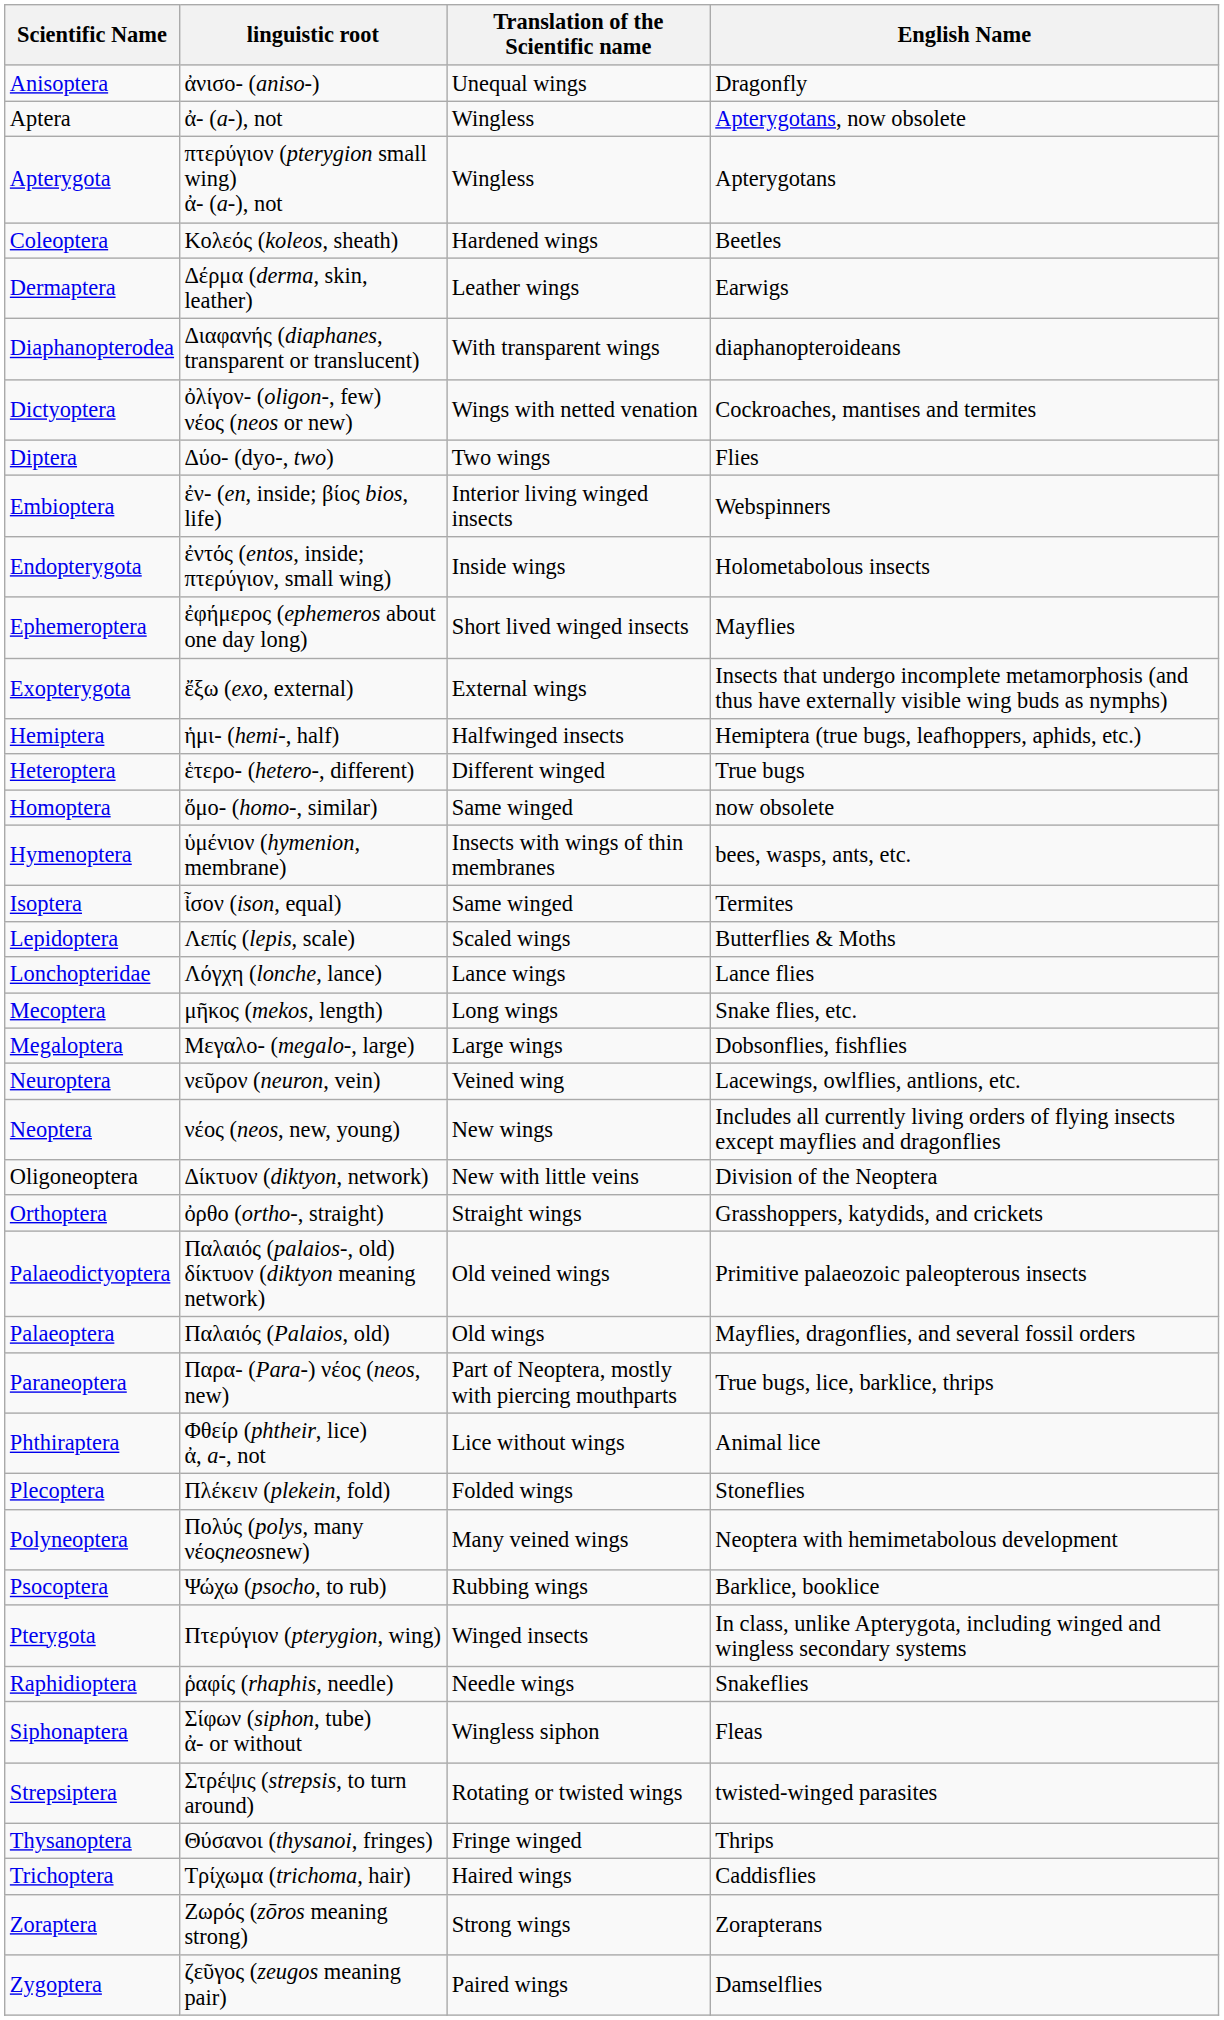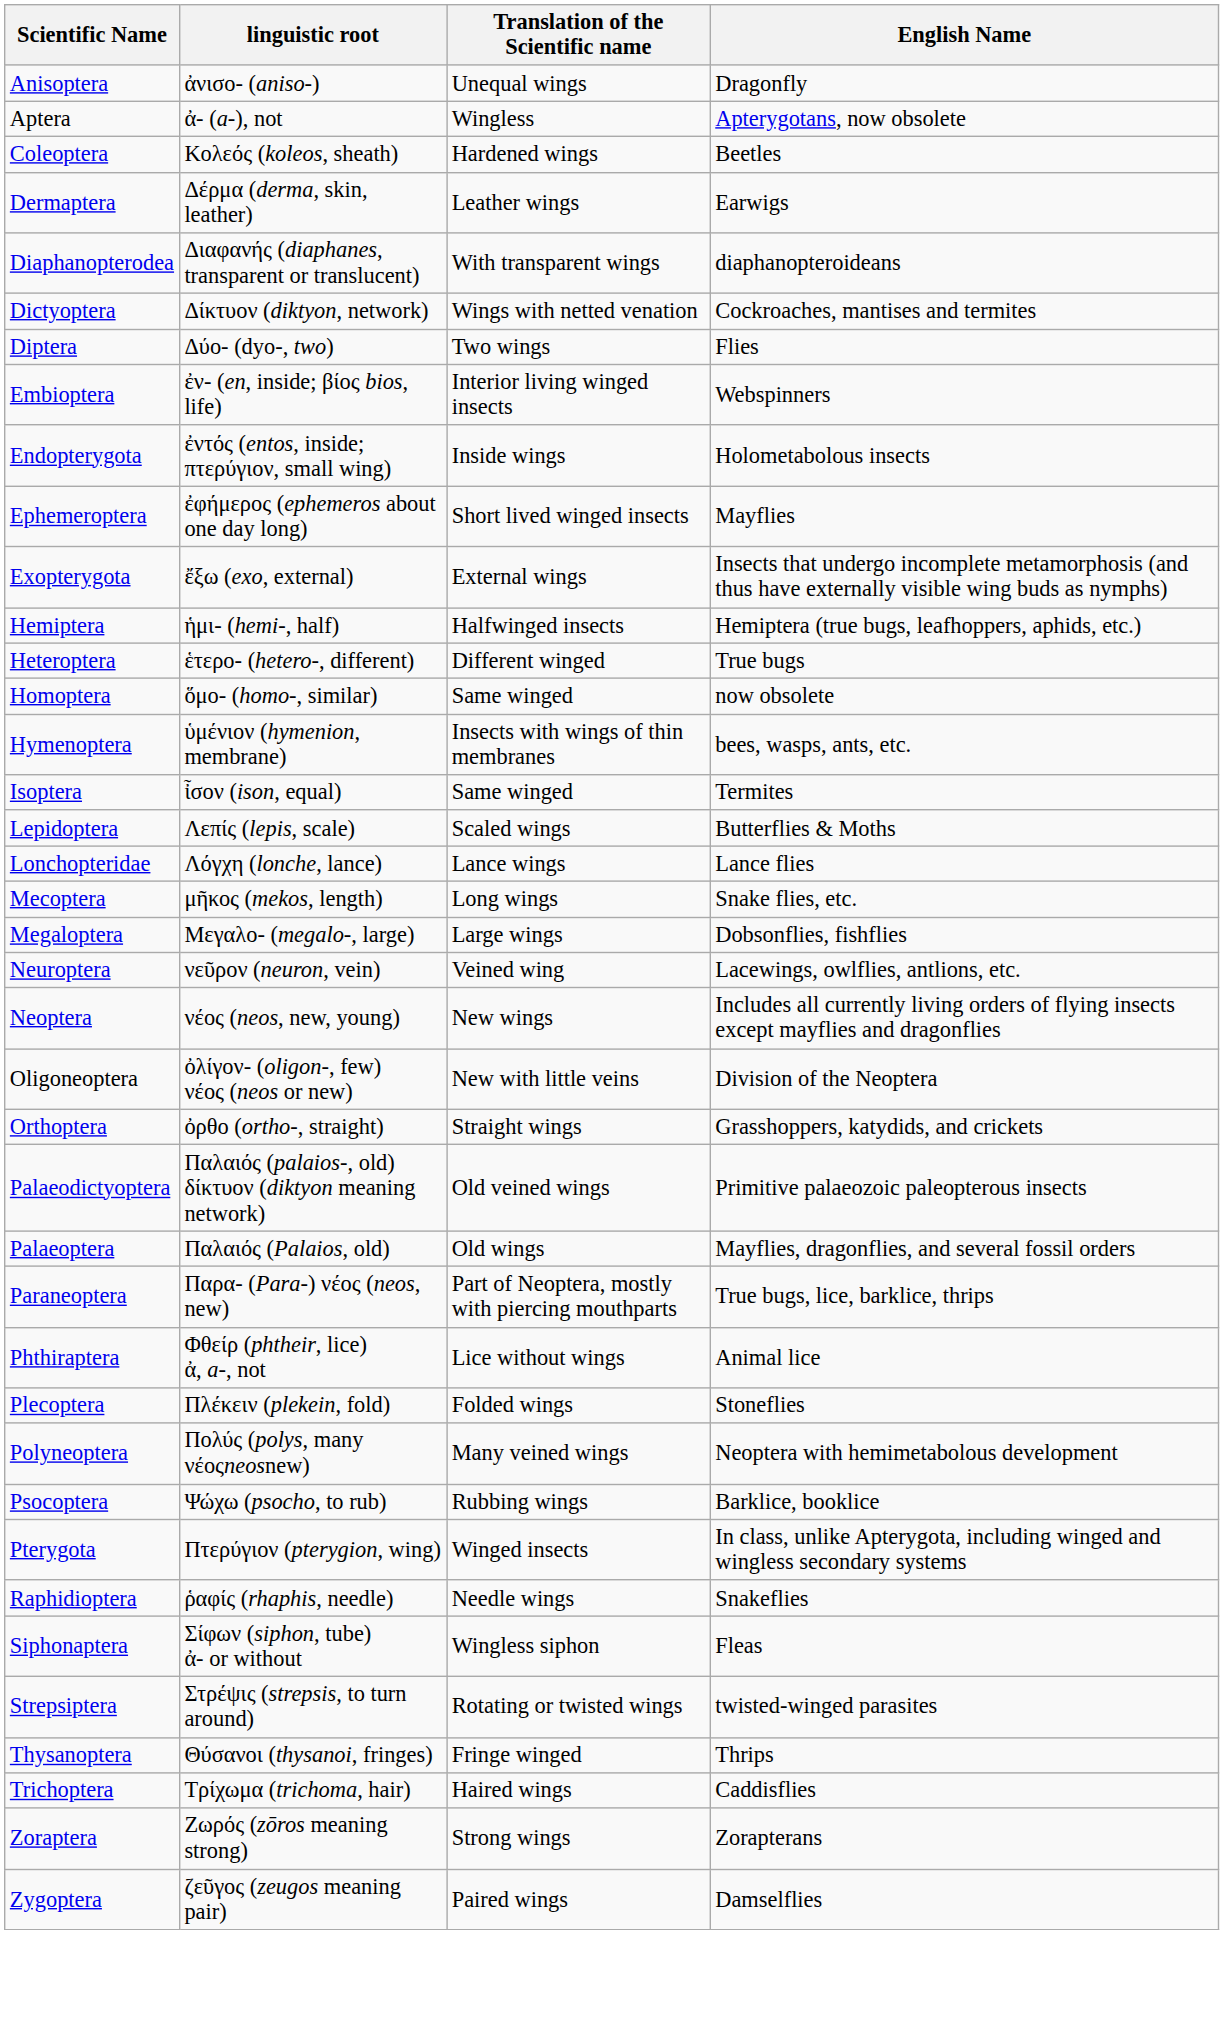- row: (60, 179)
(283, 409) ὀλίγον- (oligon-, few) νέος (neos or new) -> (306, 311) Δίκτυον (diktyon, network)
(306, 1177) Δίκτυον (diktyon, network) -> (283, 1078) ὀλίγον- (oligon-, few) νέος (neos or new)
